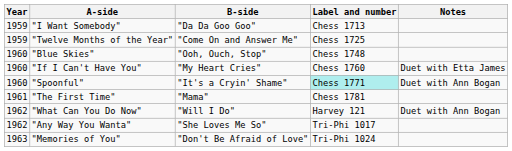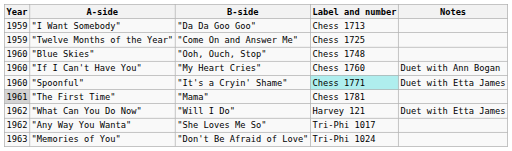(453, 68) Duet with Etta James -> (450, 68) Duet with Ann Bogan
(450, 82) Duet with Ann Bogan -> (453, 82) Duet with Etta James
(17, 97) no background -> (17, 97) lightgrey background
(450, 111) Duet with Ann Bogan -> (453, 111) Duet with Etta James
